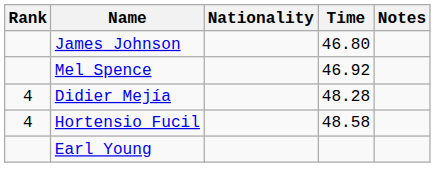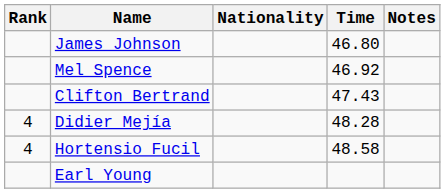+ row: (132, 97)
